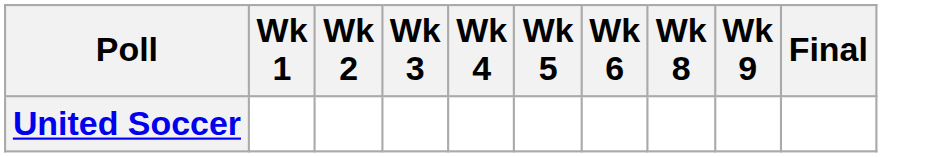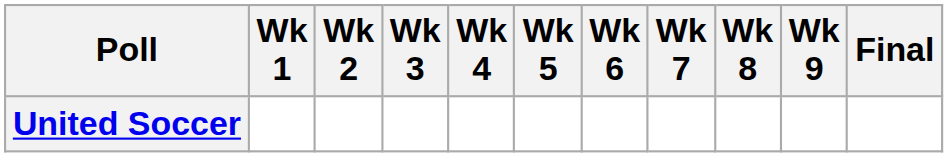+ column: (681, 50)
